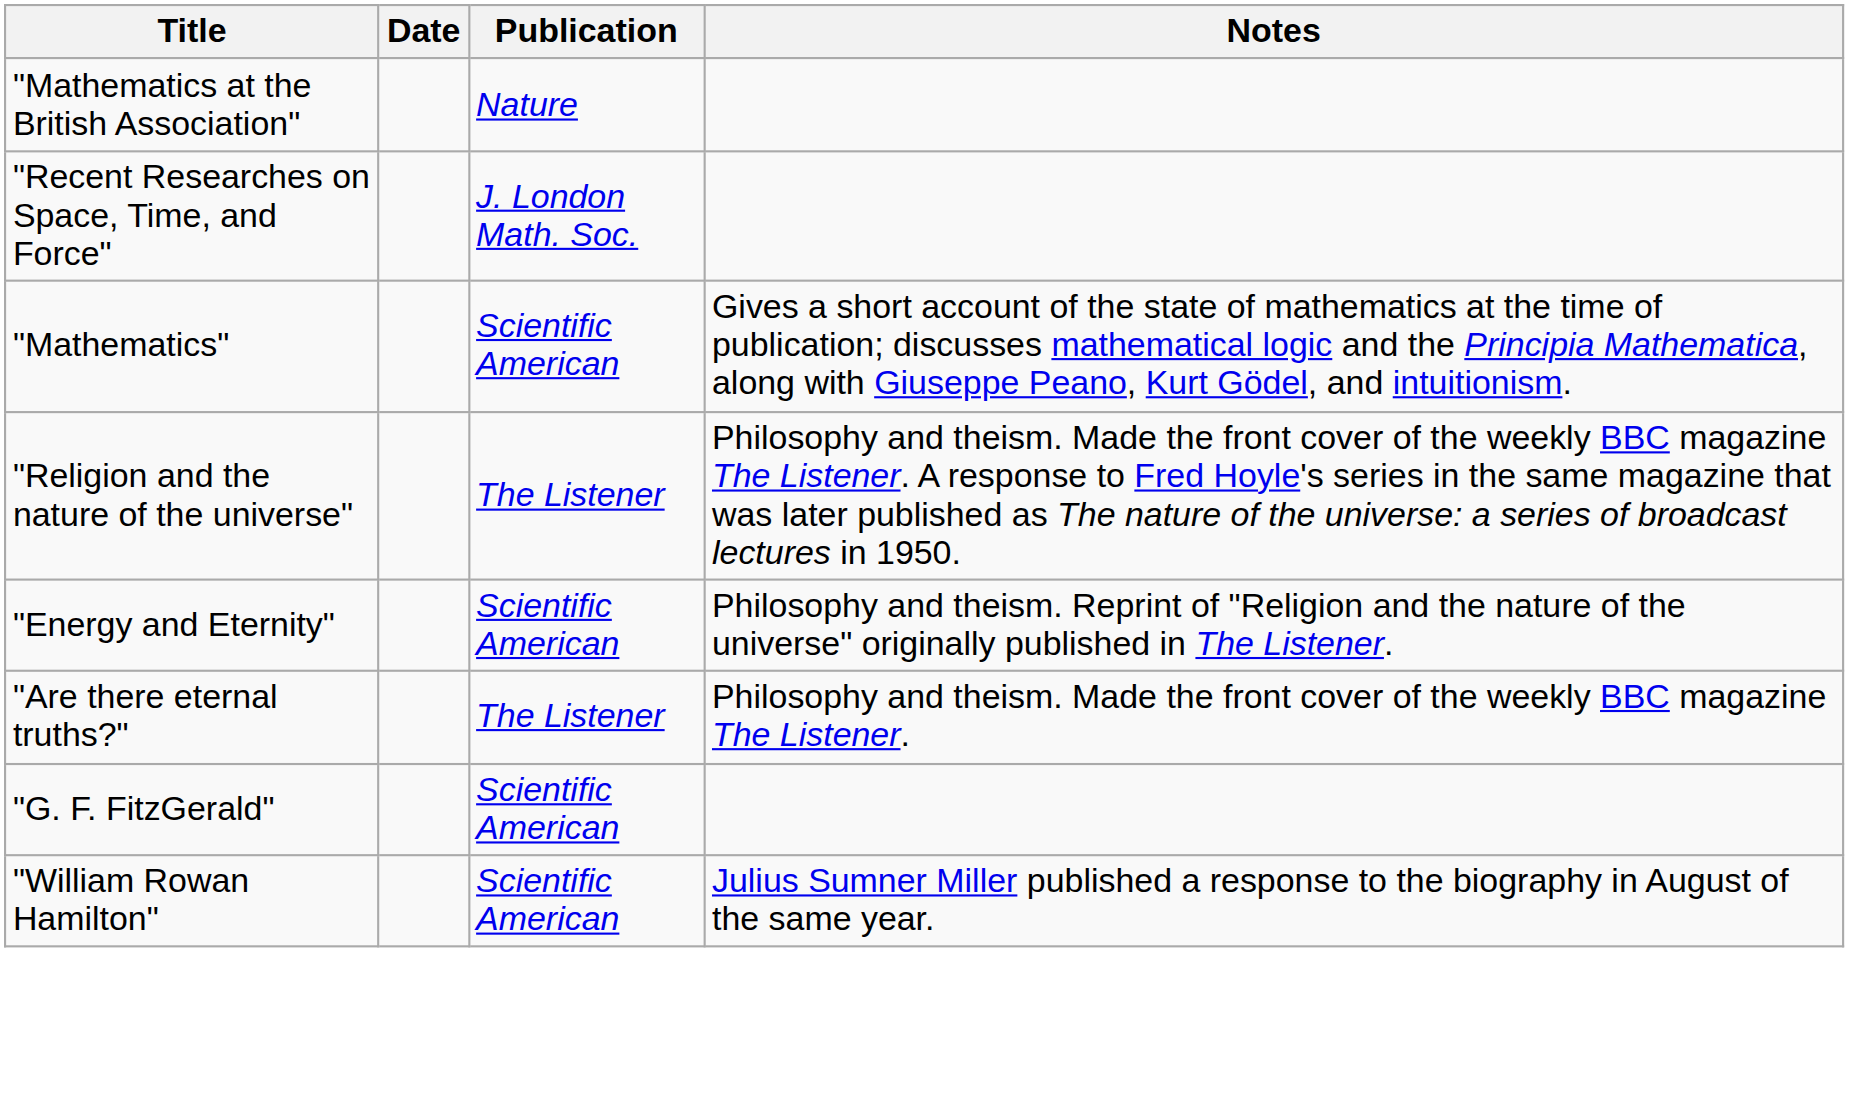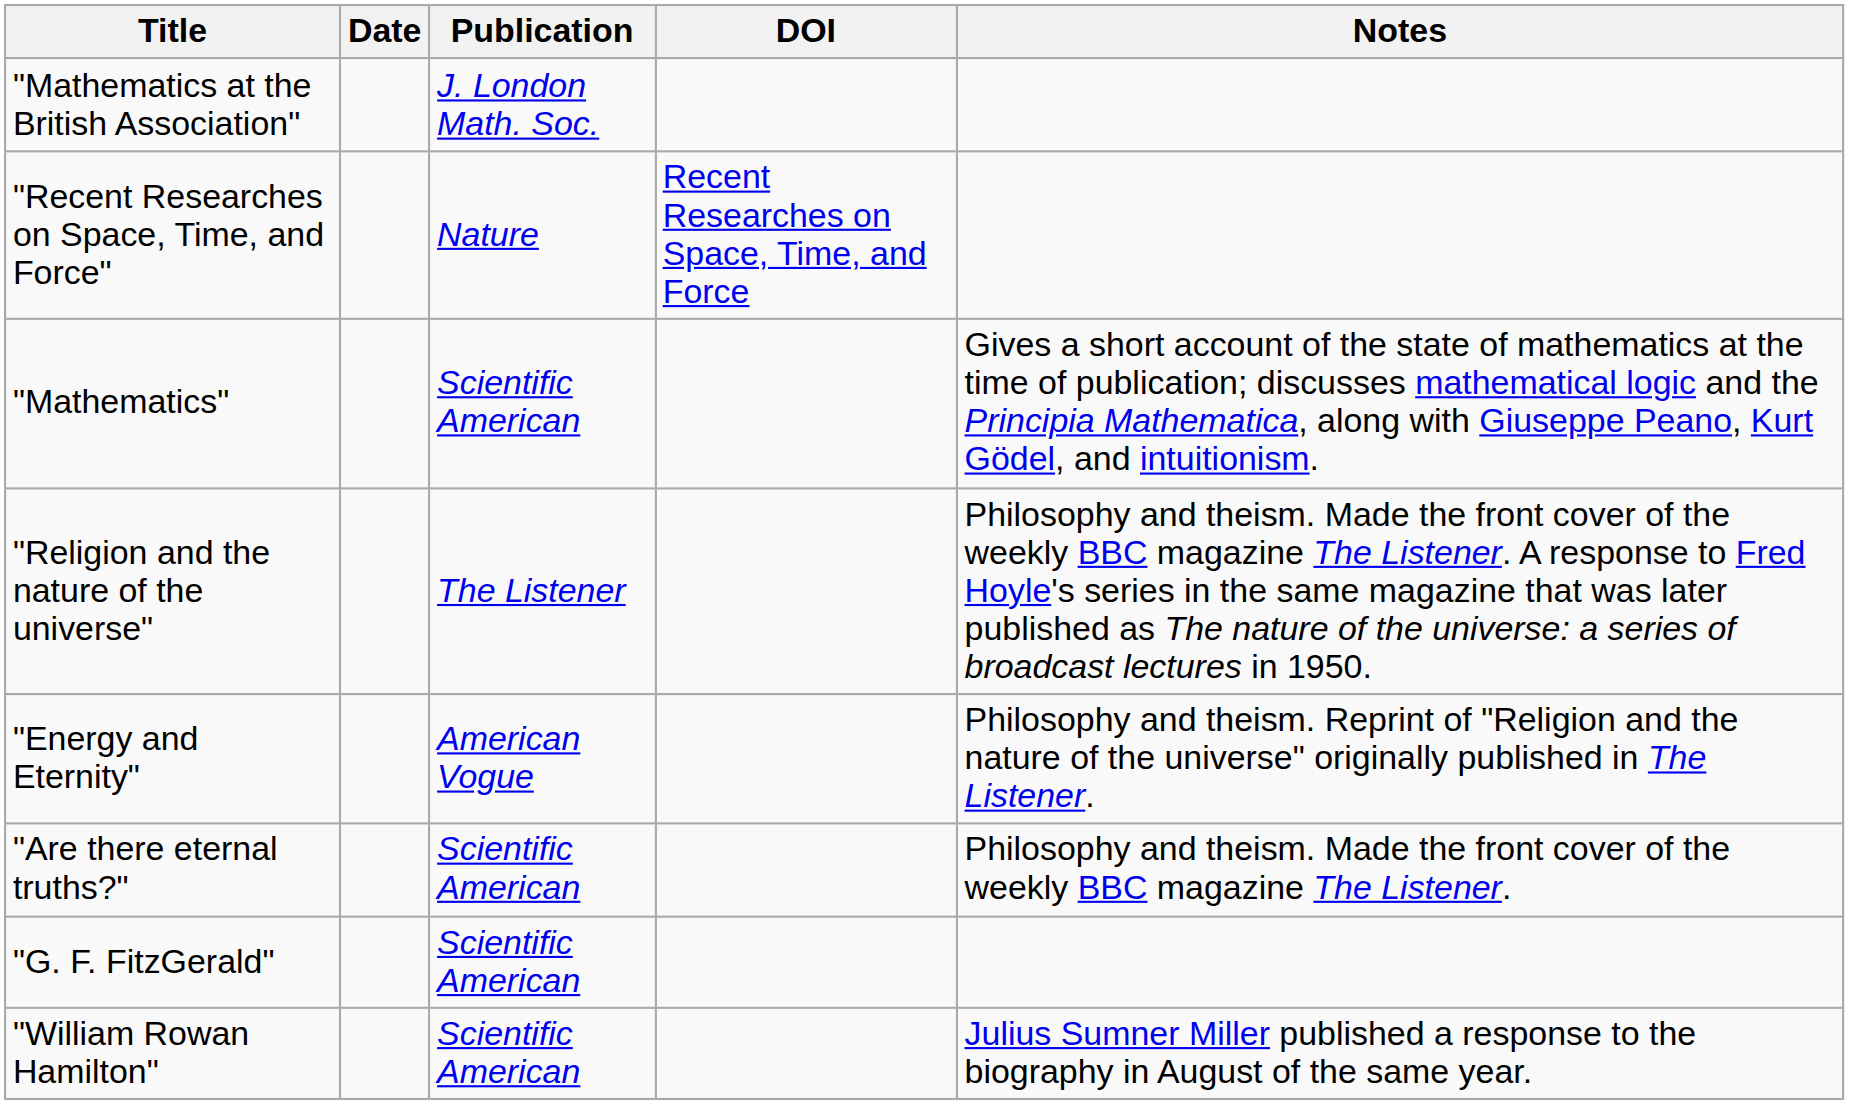+ column: (806, 31)
(527, 104) Nature -> (518, 104) J. London Math. Soc.
(557, 215) J. London Math. Soc. -> (488, 234) Nature
(548, 624) Scientific American -> (509, 758) American Vogue
(570, 716) The Listener -> (509, 869) Scientific American
